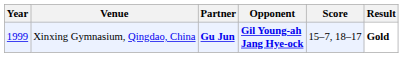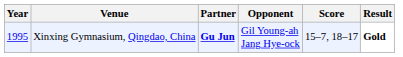(18, 37) 1999 -> (18, 37) 1995
(272, 37) bold -> (270, 37) normal
